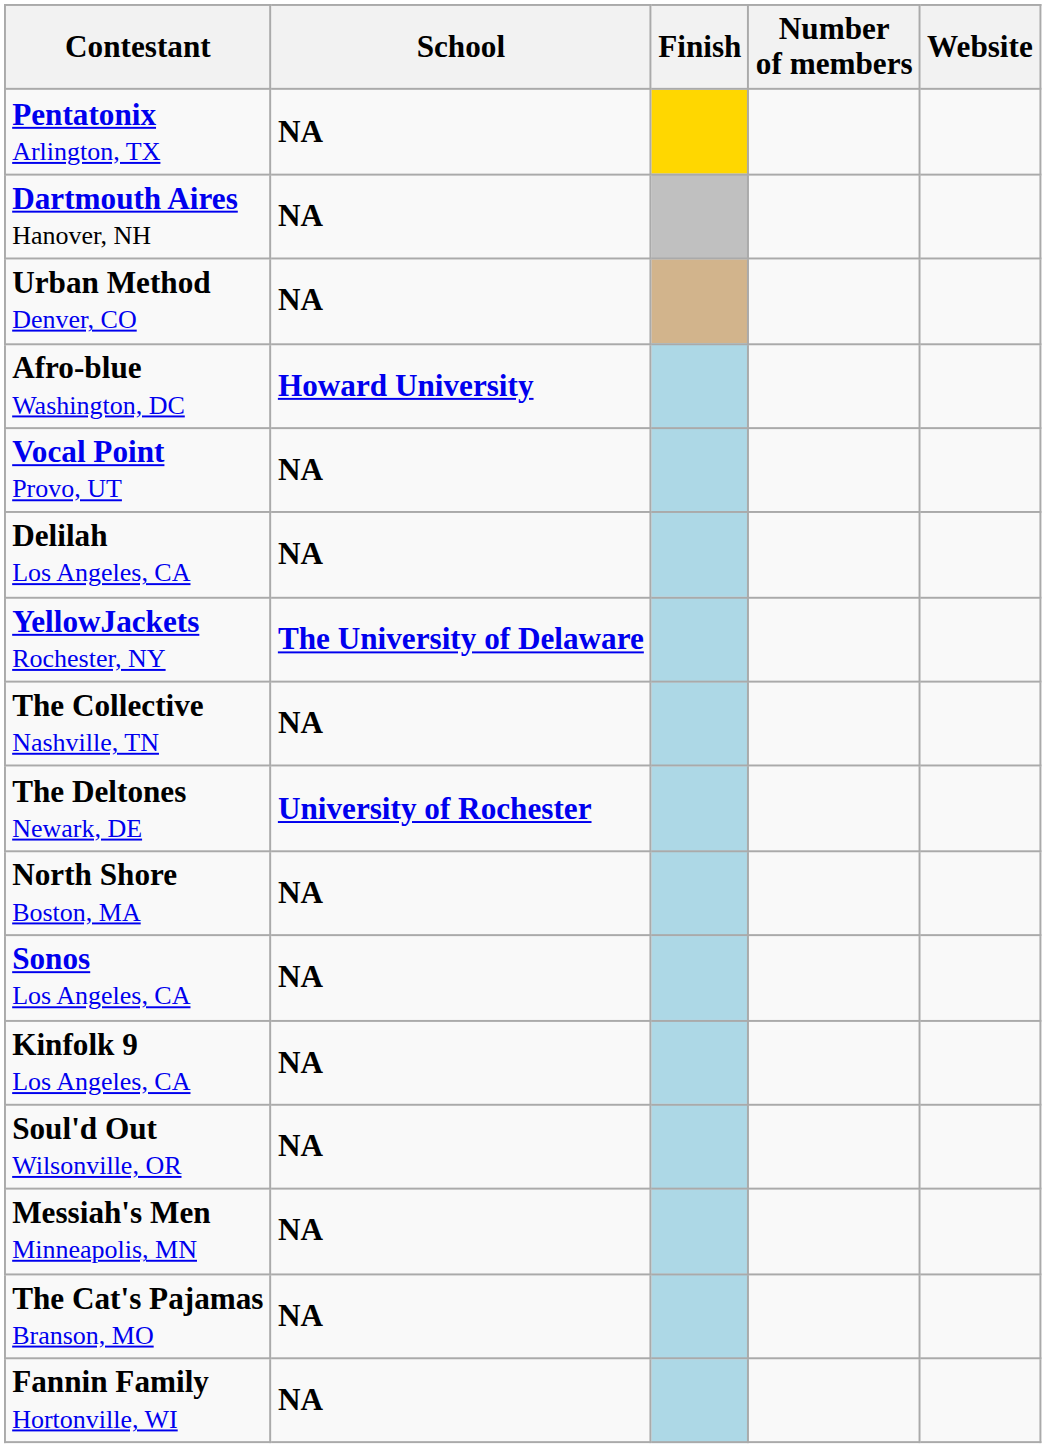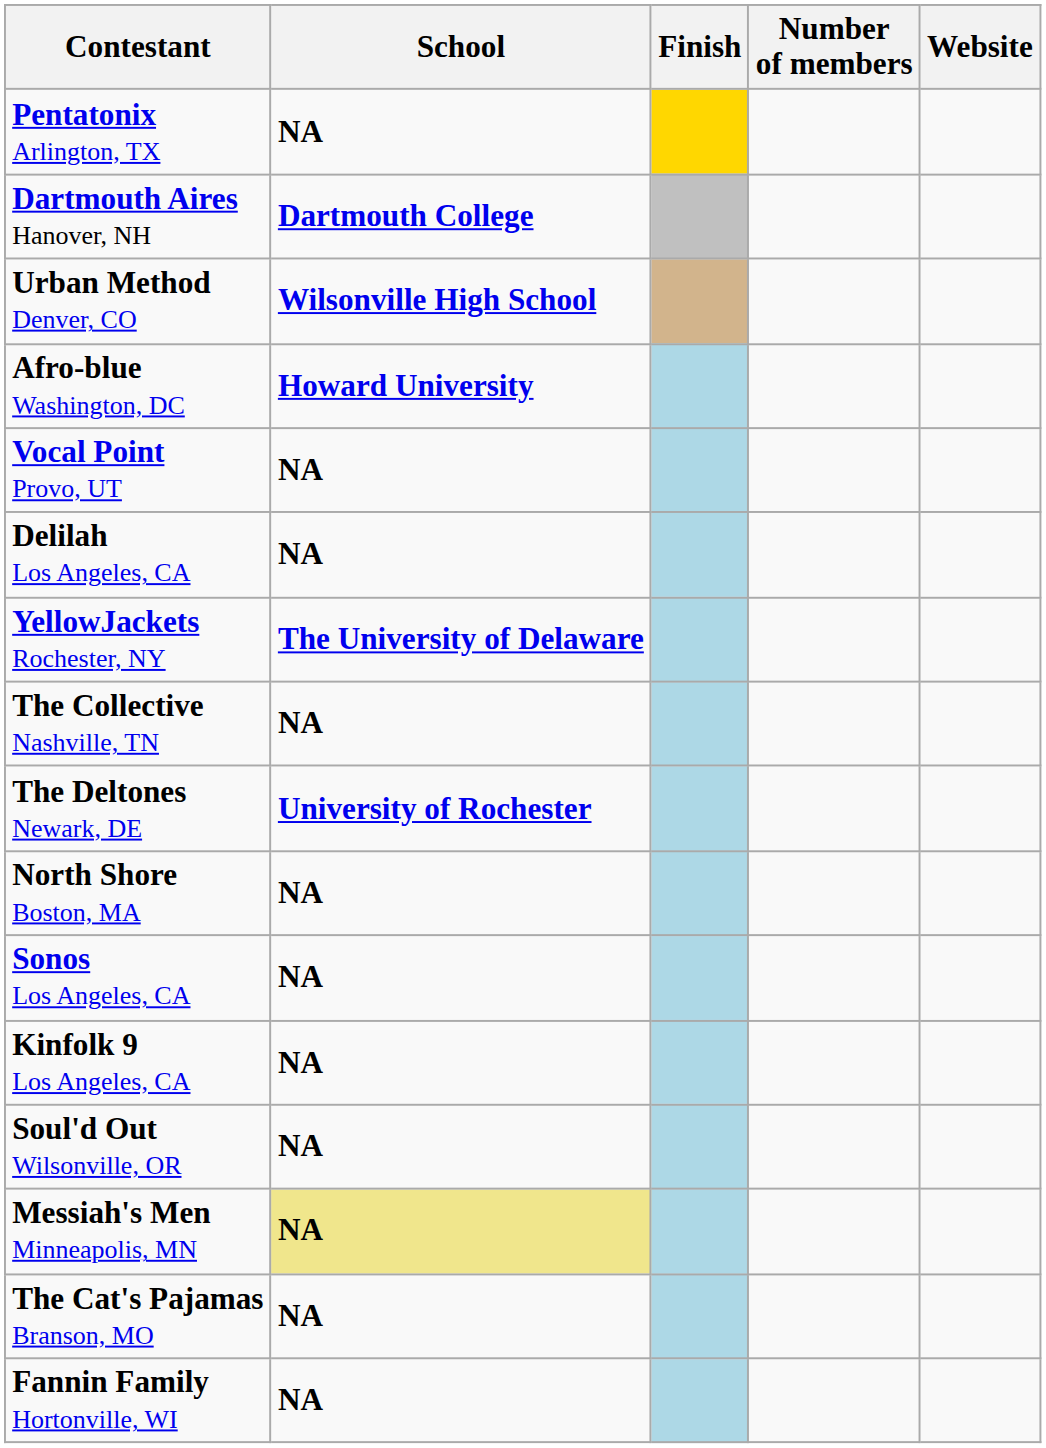(300, 215) NA -> (406, 215) Dartmouth College
(300, 300) NA -> (437, 300) Wilsonville High School
(300, 1230) no background -> (300, 1230) khaki background
